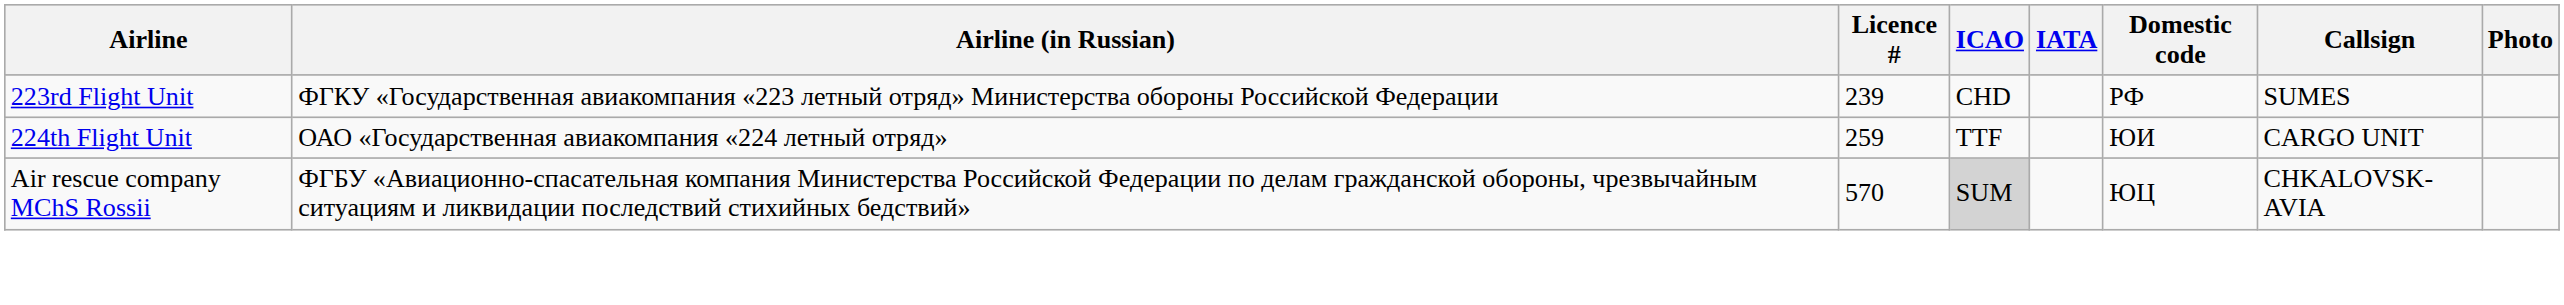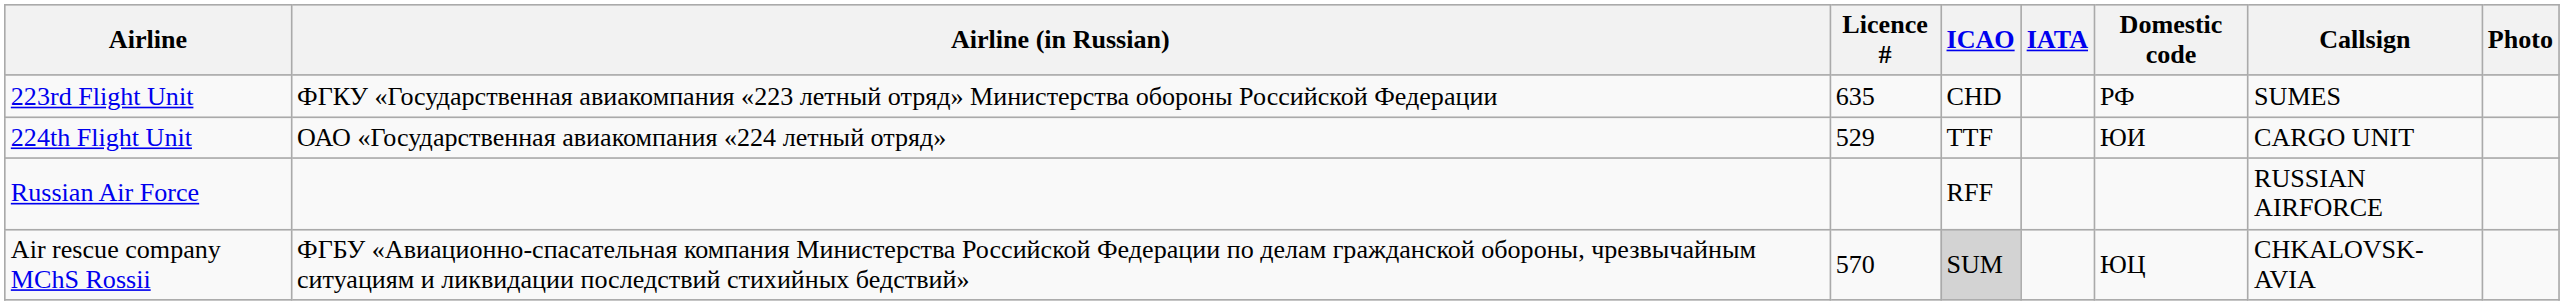(1864, 95) 239 -> (1855, 95) 635
(1864, 137) 259 -> (1855, 137) 529
+ row: (105, 193)
